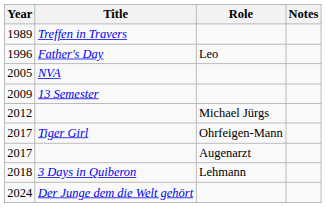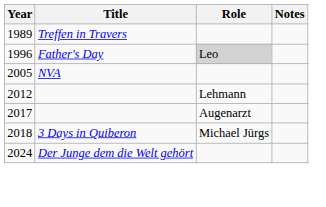(209, 53) no background -> (209, 53) lightgrey background
- row: (20, 93)
(234, 113) Michael Jürgs -> (222, 93) Lehmann
- row: (20, 133)
(222, 172) Lehmann -> (234, 133) Michael Jürgs
